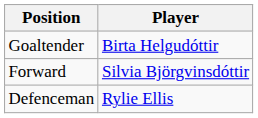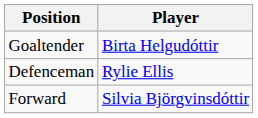rows swapped: (51, 98) <-> (37, 71)
